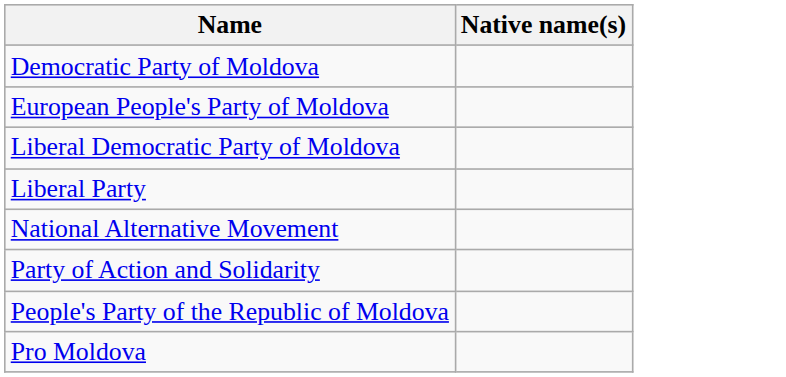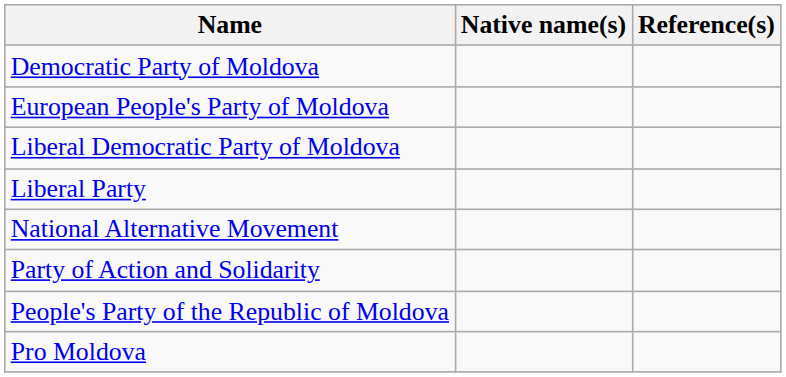+ column: (706, 24)
